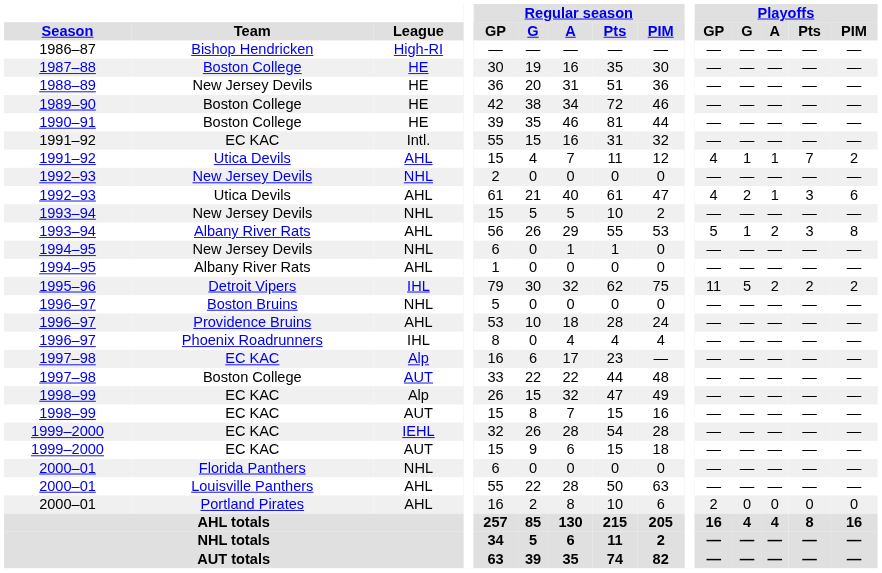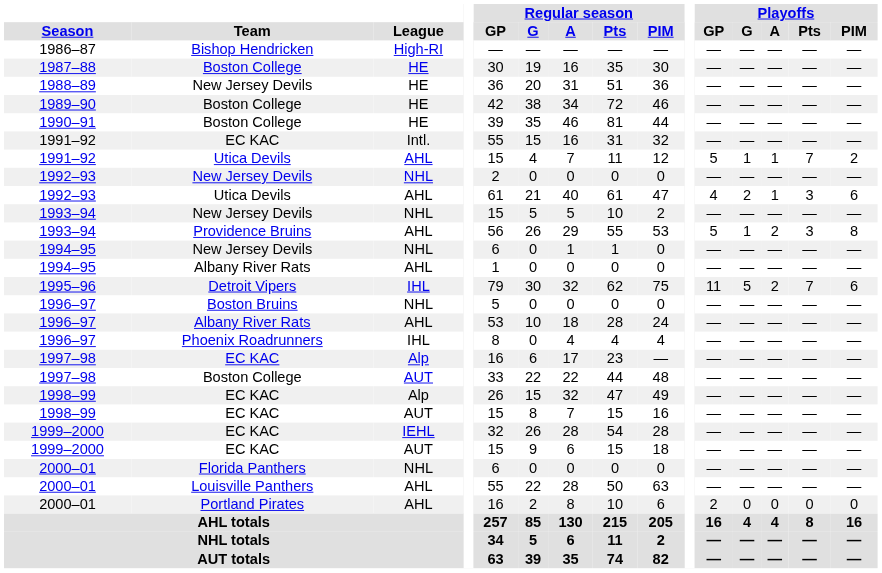(714, 158) 4 -> (714, 158) 5
(252, 231) Albany River Rats -> (252, 231) Providence Bruins
(810, 286) 2 -> (810, 286) 7
(854, 286) 2 -> (854, 286) 6
(252, 322) Providence Bruins -> (252, 322) Albany River Rats
